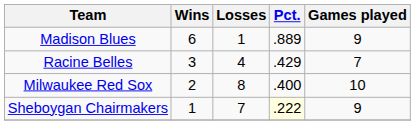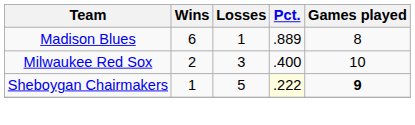(357, 39) 9 -> (357, 39) 8
- row: (88, 62)
(241, 85) 8 -> (241, 62) 3
(241, 108) 7 -> (241, 85) 5
(357, 108) normal -> (357, 85) bold
